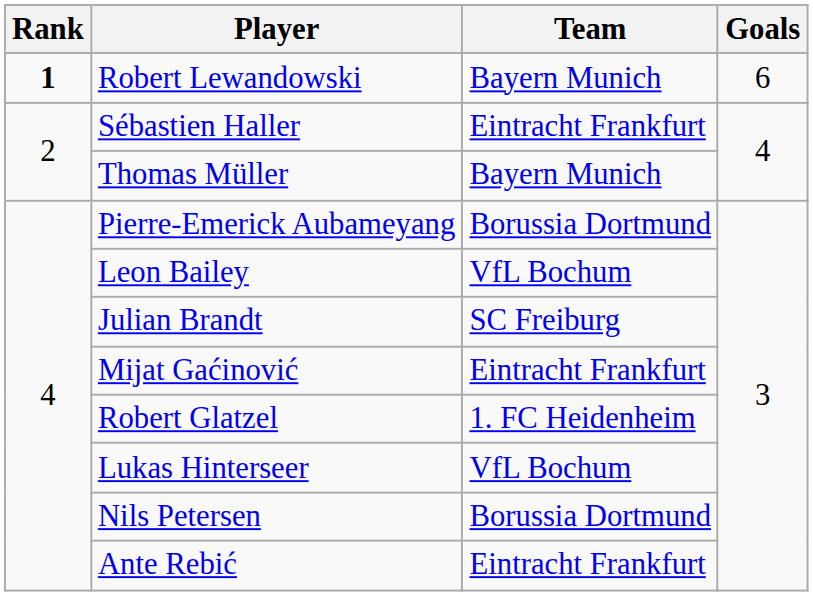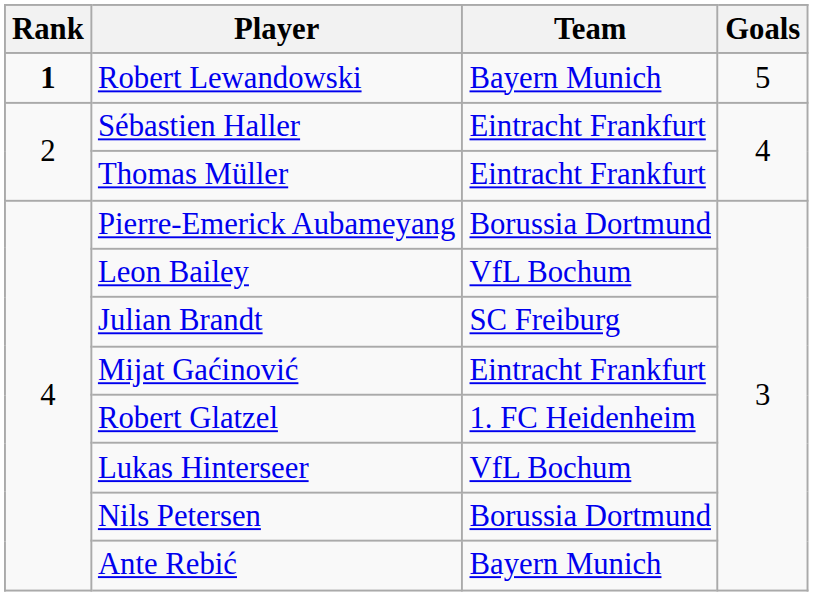(763, 77) 6 -> (763, 77) 5
(565, 175) Bayern Munich -> (588, 175) Eintracht Frankfurt
(588, 564) Eintracht Frankfurt -> (565, 564) Bayern Munich
